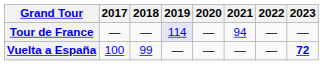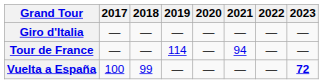+ row: (52, 32)
(177, 32) lavender background -> (177, 50) no background
